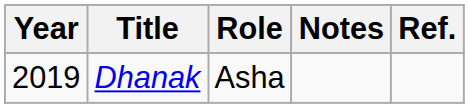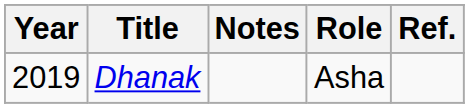columns swapped: (250, 28) <-> (341, 28)
